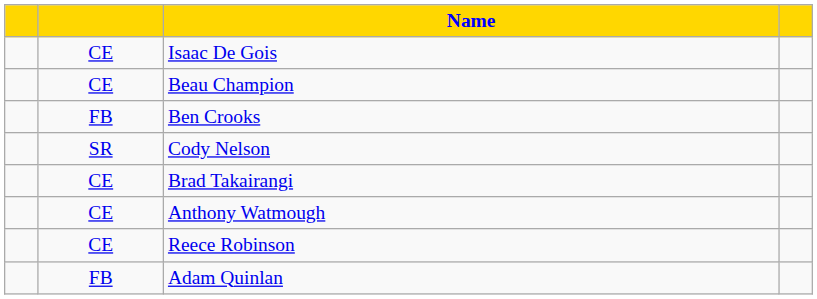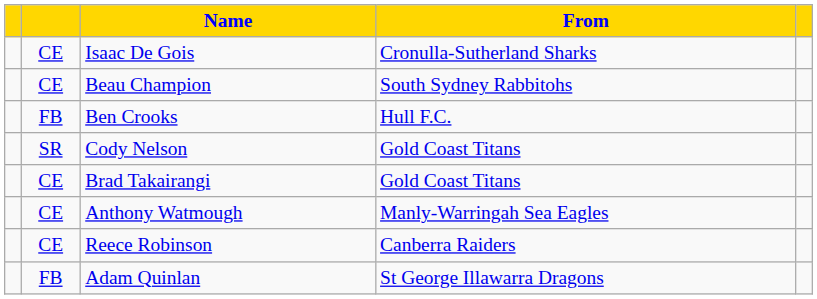+ column: (586, 20)
